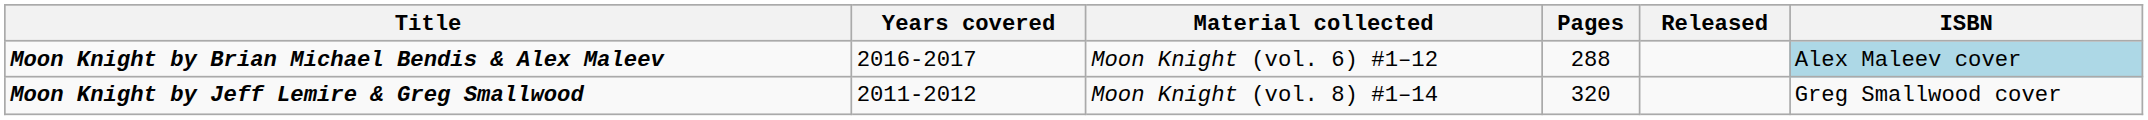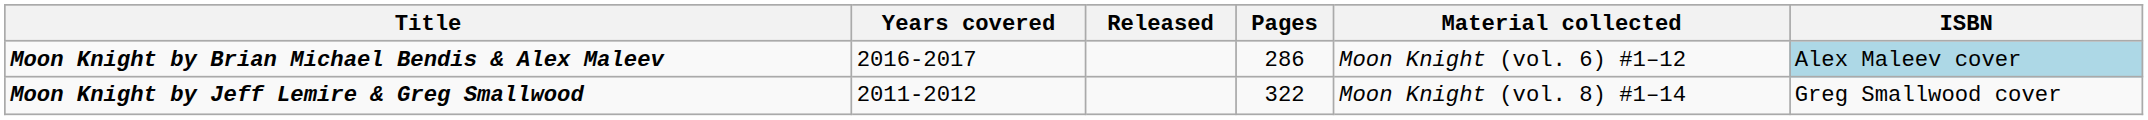columns swapped: (1314, 23) <-> (1715, 23)
(1591, 59) 288 -> (1285, 59) 286
(1591, 95) 320 -> (1285, 95) 322
